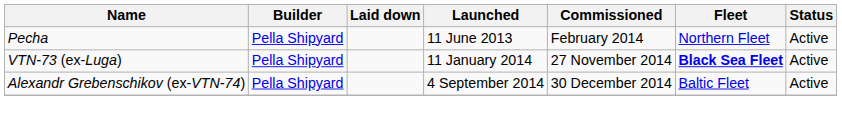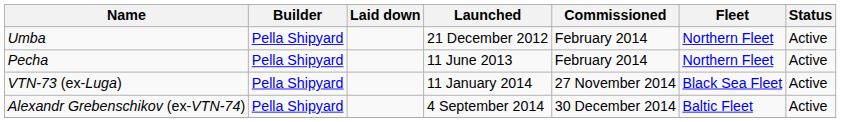+ row: (27, 38)
(731, 60) bold -> (732, 83) normal
